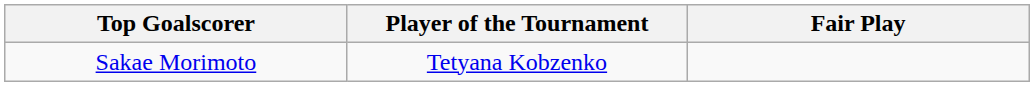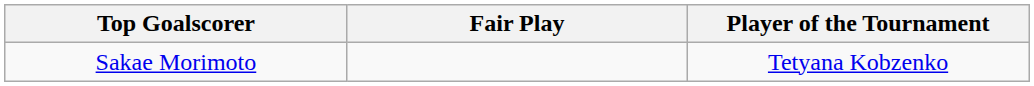columns swapped: (517, 23) <-> (858, 23)
